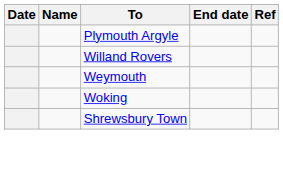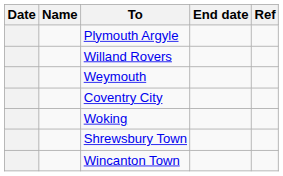+ row: (123, 98)
+ row: (132, 160)
